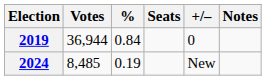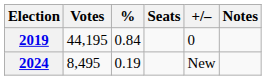(87, 39) 36,944 -> (87, 39) 44,195
(84, 63) 8,485 -> (84, 63) 8,495
